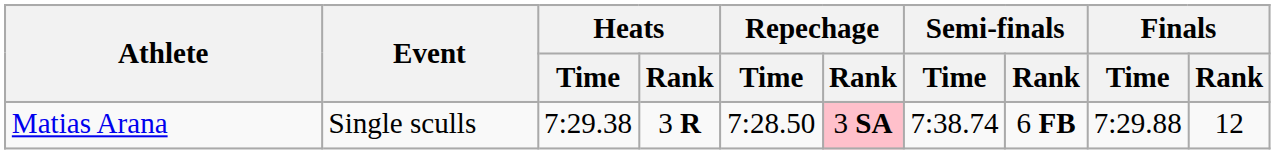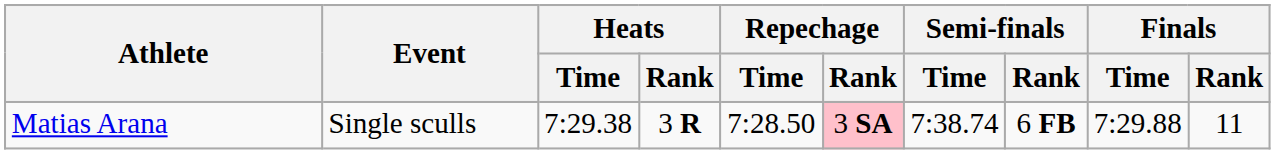(1229, 124) 12 -> (1229, 124) 11
